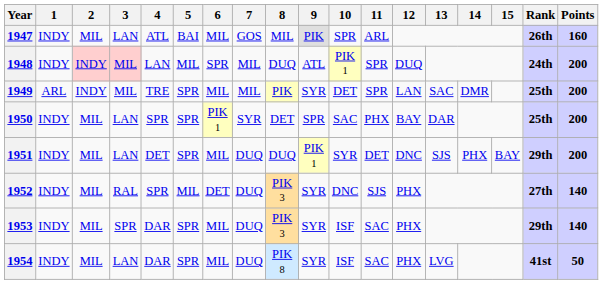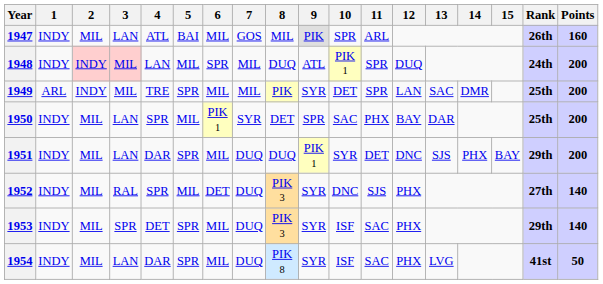(188, 120) SPR -> (188, 120) MIL
(157, 155) DET -> (157, 155) DAR
(157, 226) DAR -> (157, 226) DET
